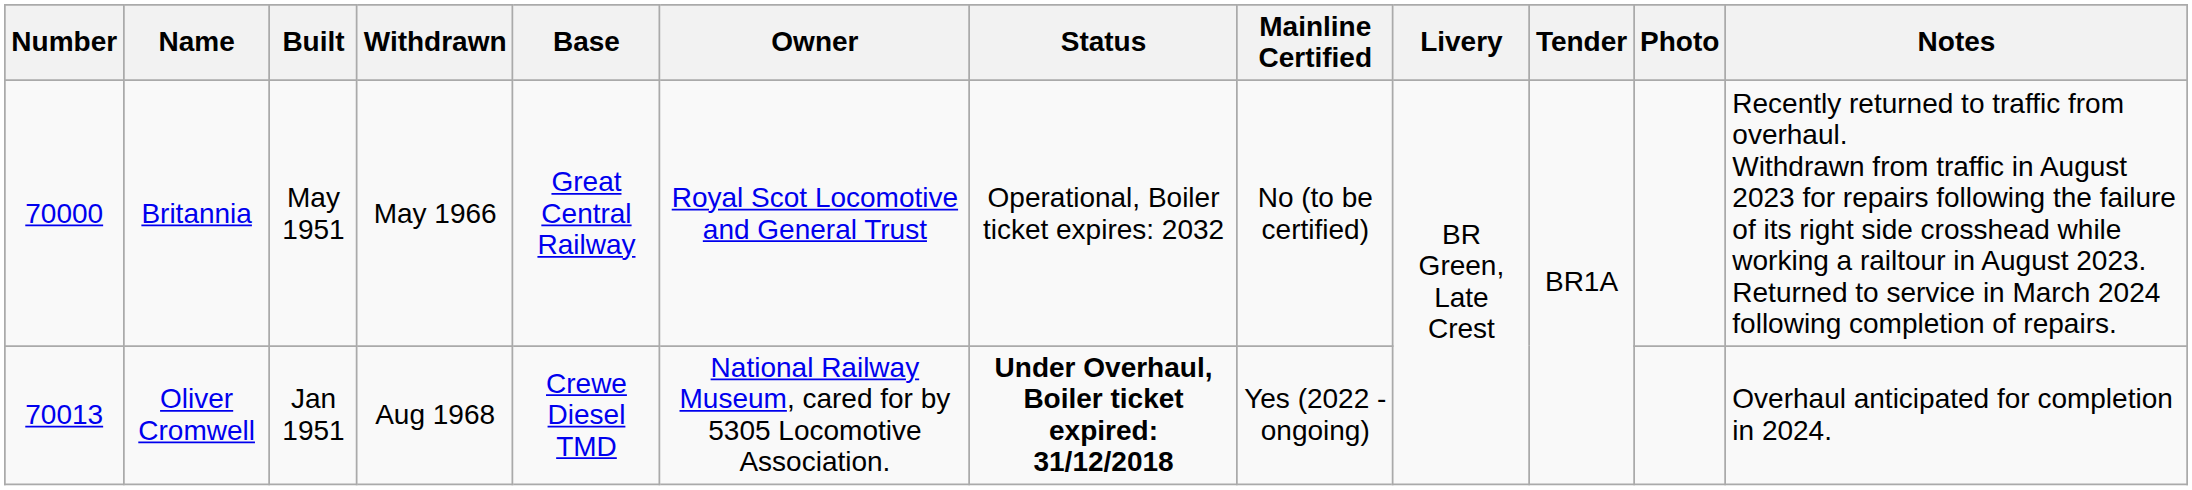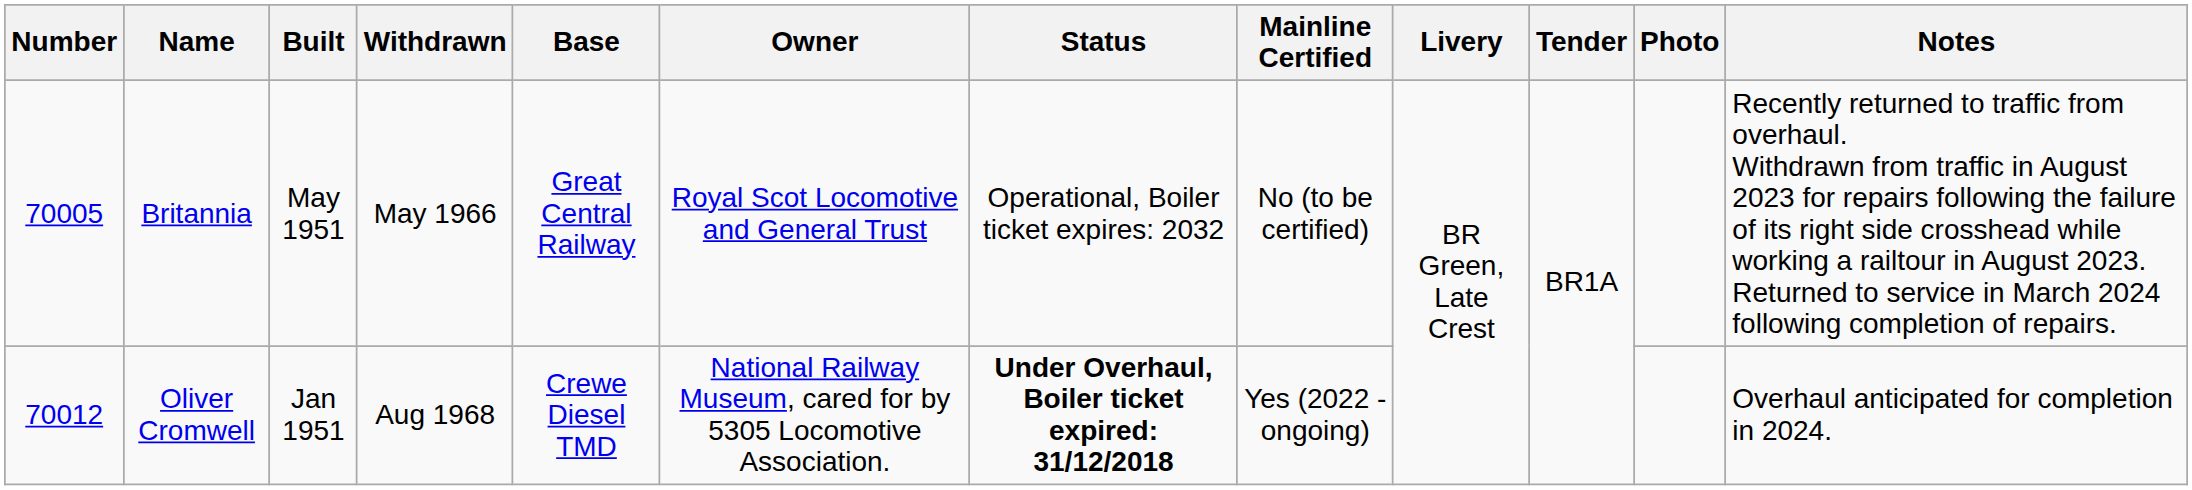(64, 212) 70000 -> (64, 212) 70005
(64, 414) 70013 -> (64, 414) 70012
